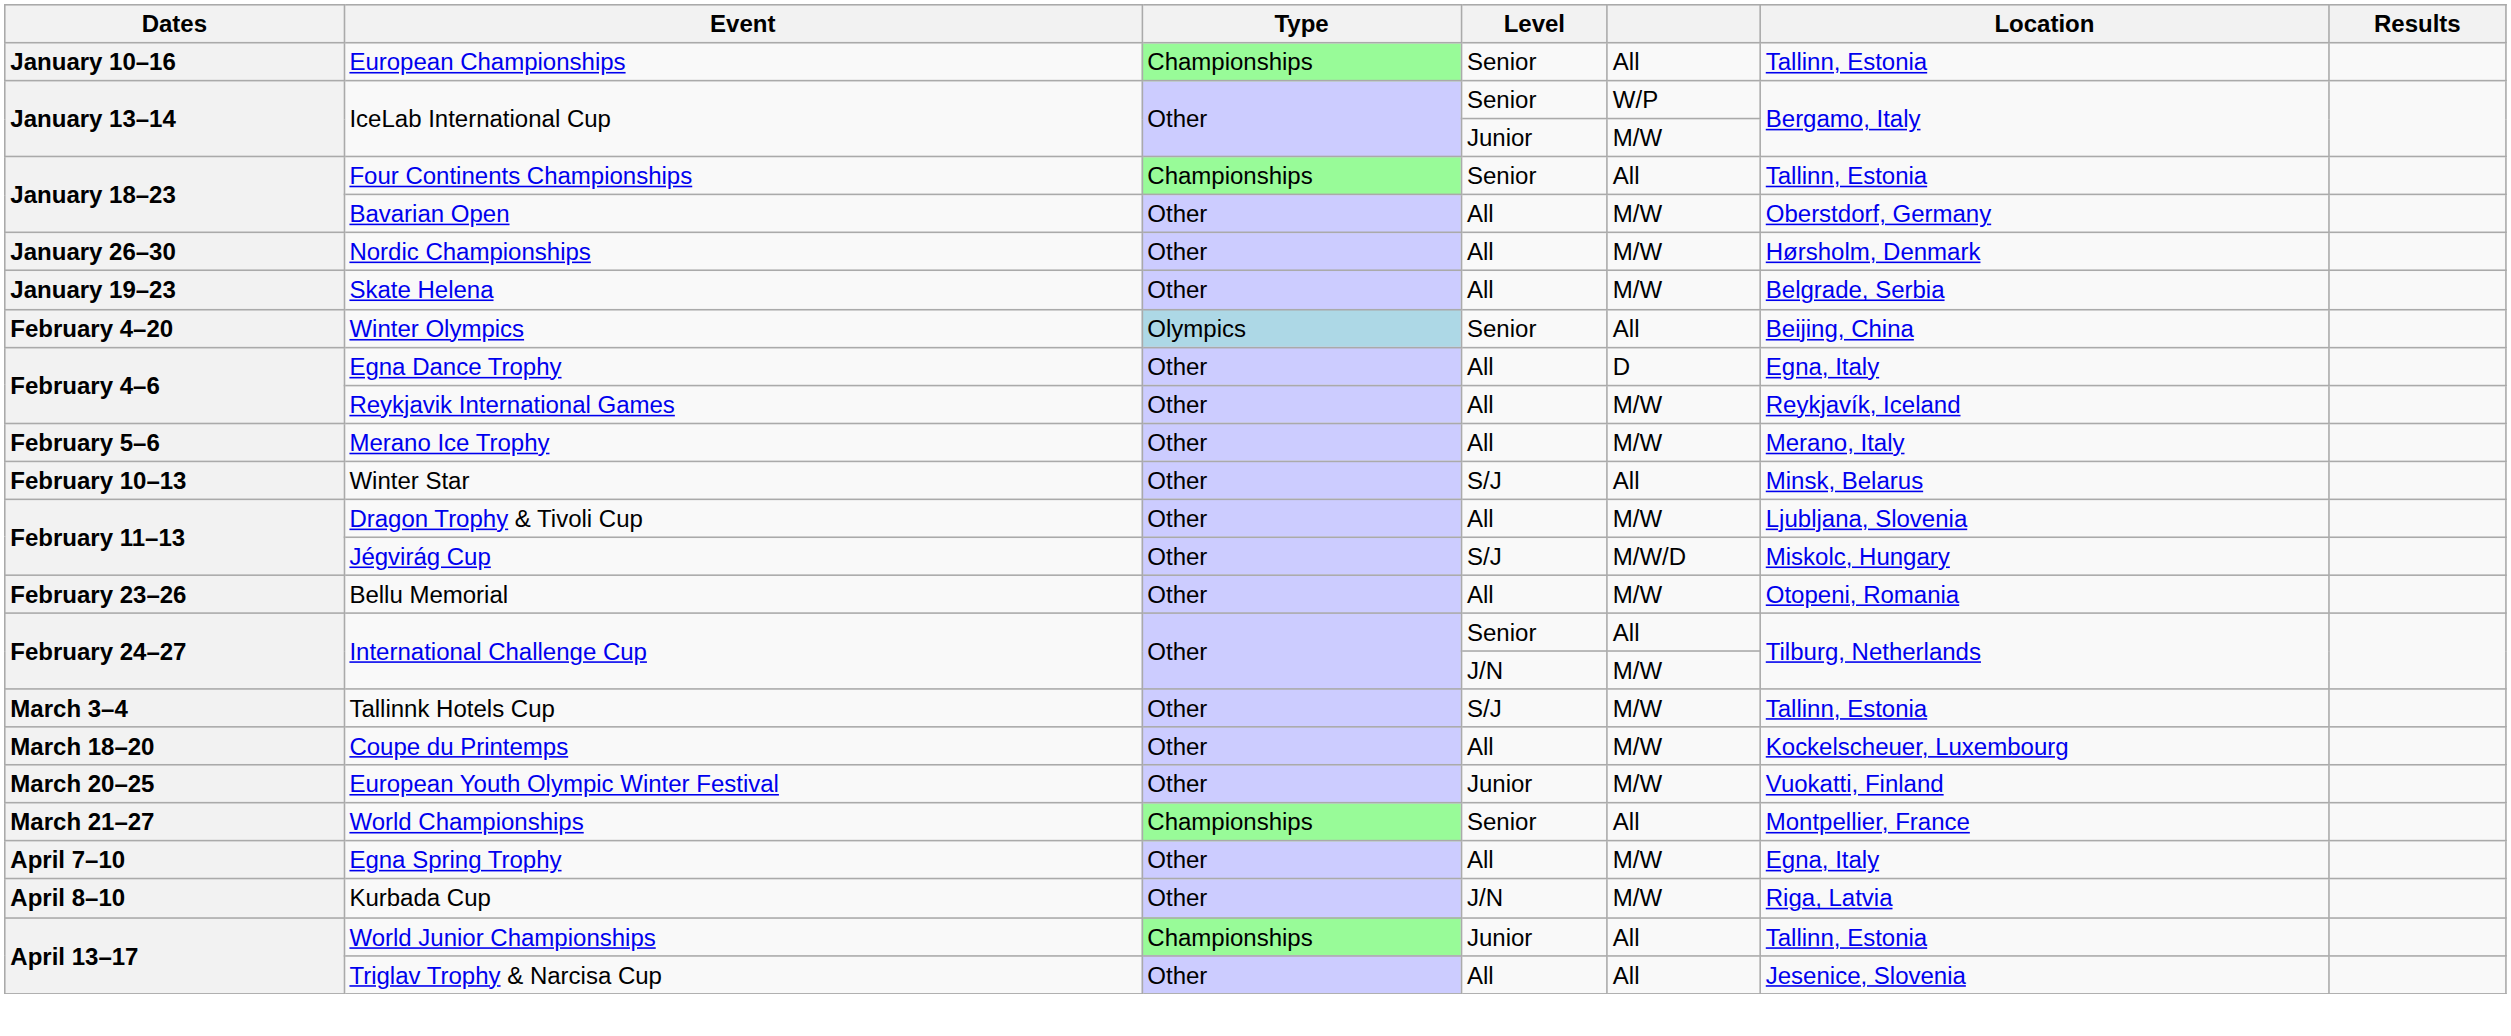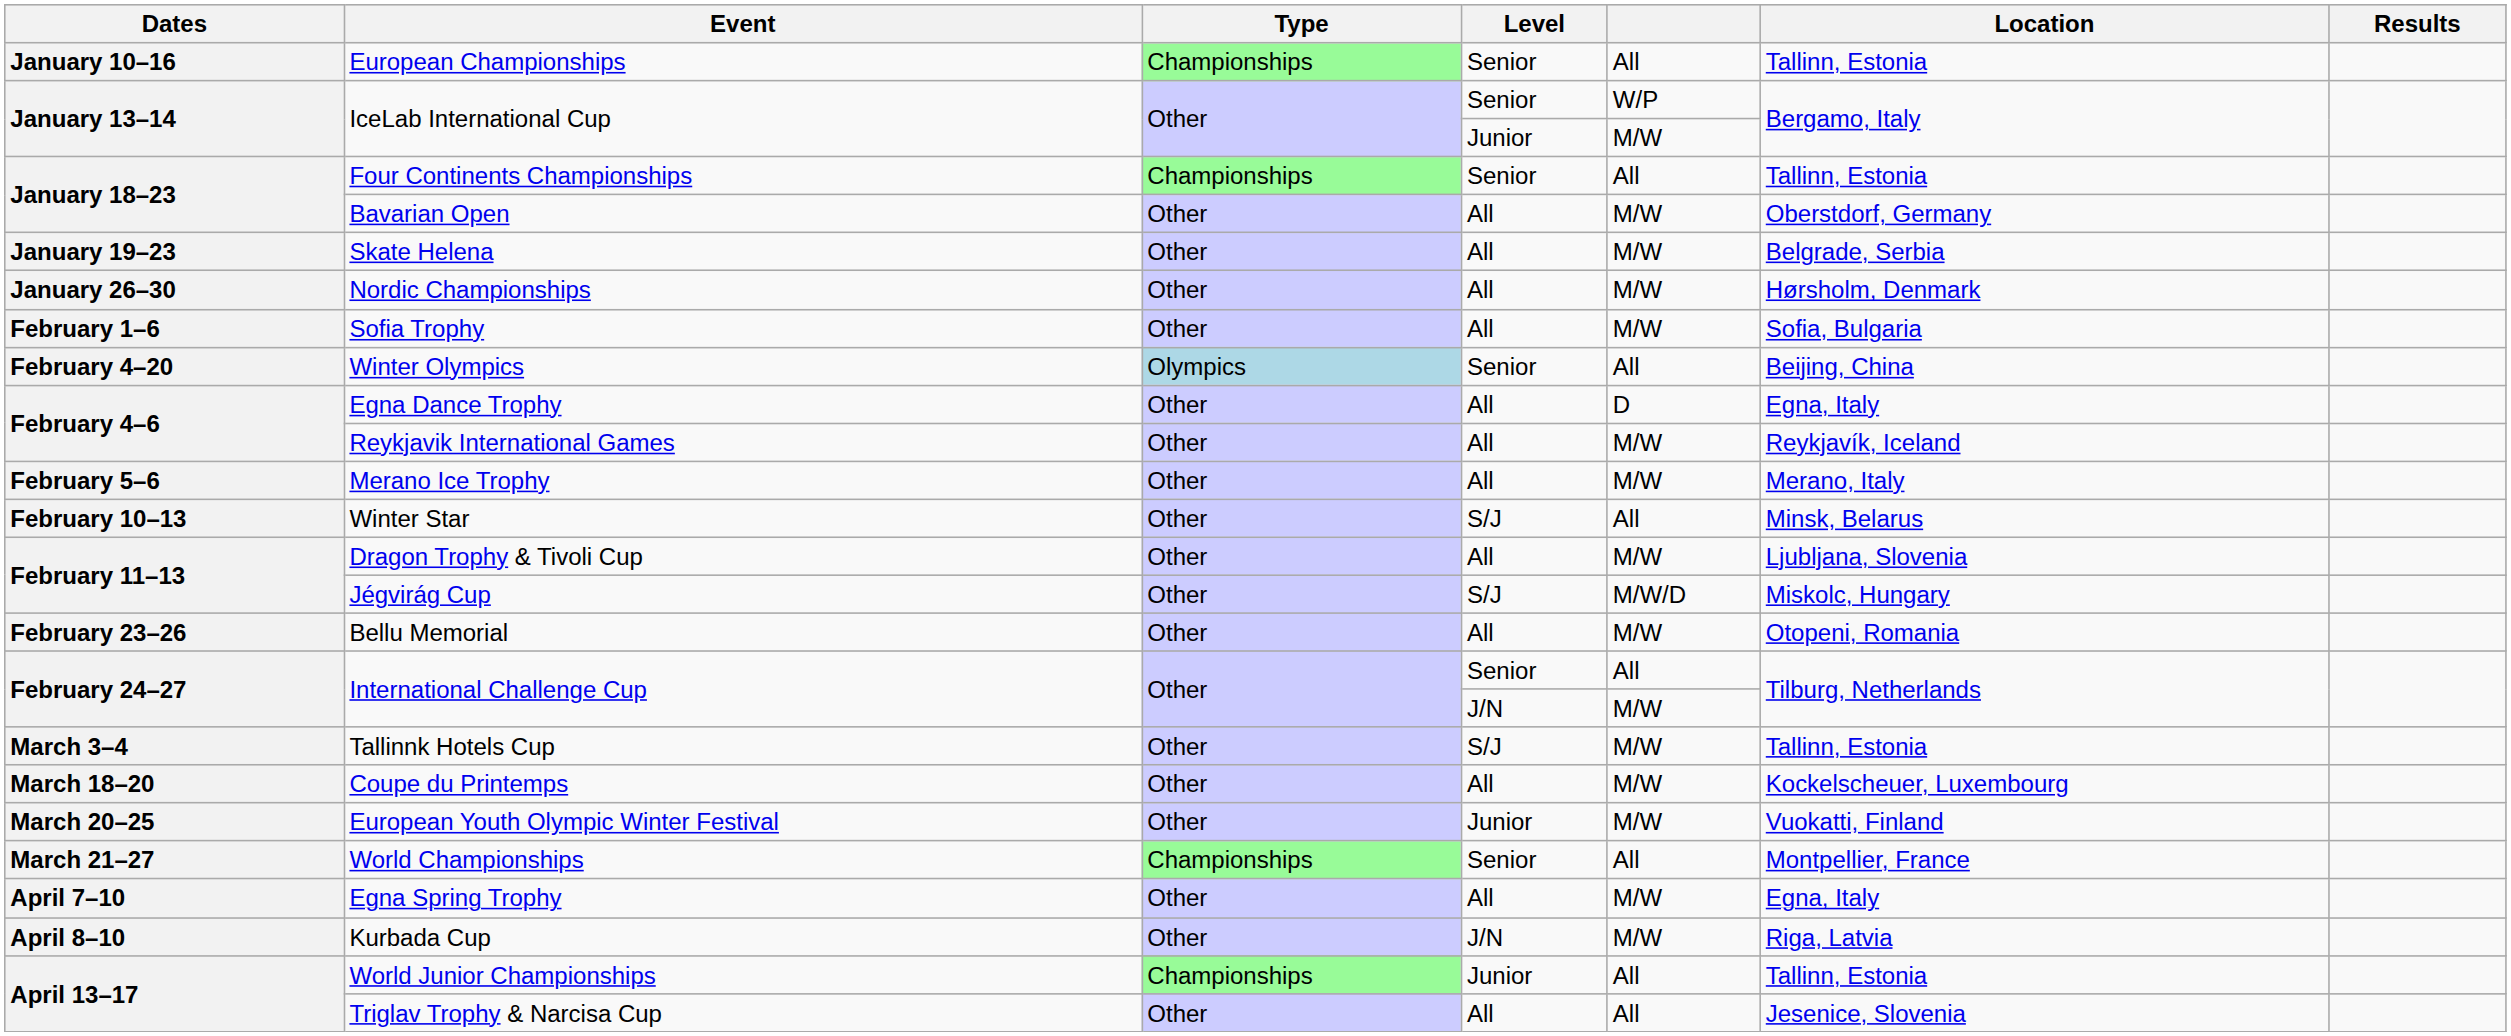rows swapped: (421, 290) <-> (470, 252)
+ row: (417, 328)
